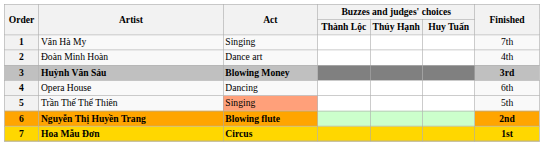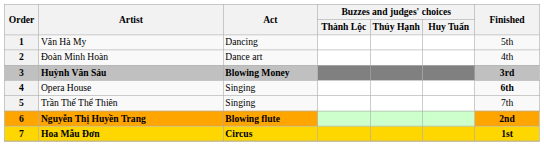(240, 42) Singing -> (242, 42) Dancing
(507, 42) 7th -> (507, 42) 5th
(242, 88) Dancing -> (240, 88) Singing
(507, 88) normal -> (507, 88) bold
(240, 103) lightsalmon background -> (240, 103) no background
(507, 103) 5th -> (507, 103) 7th
